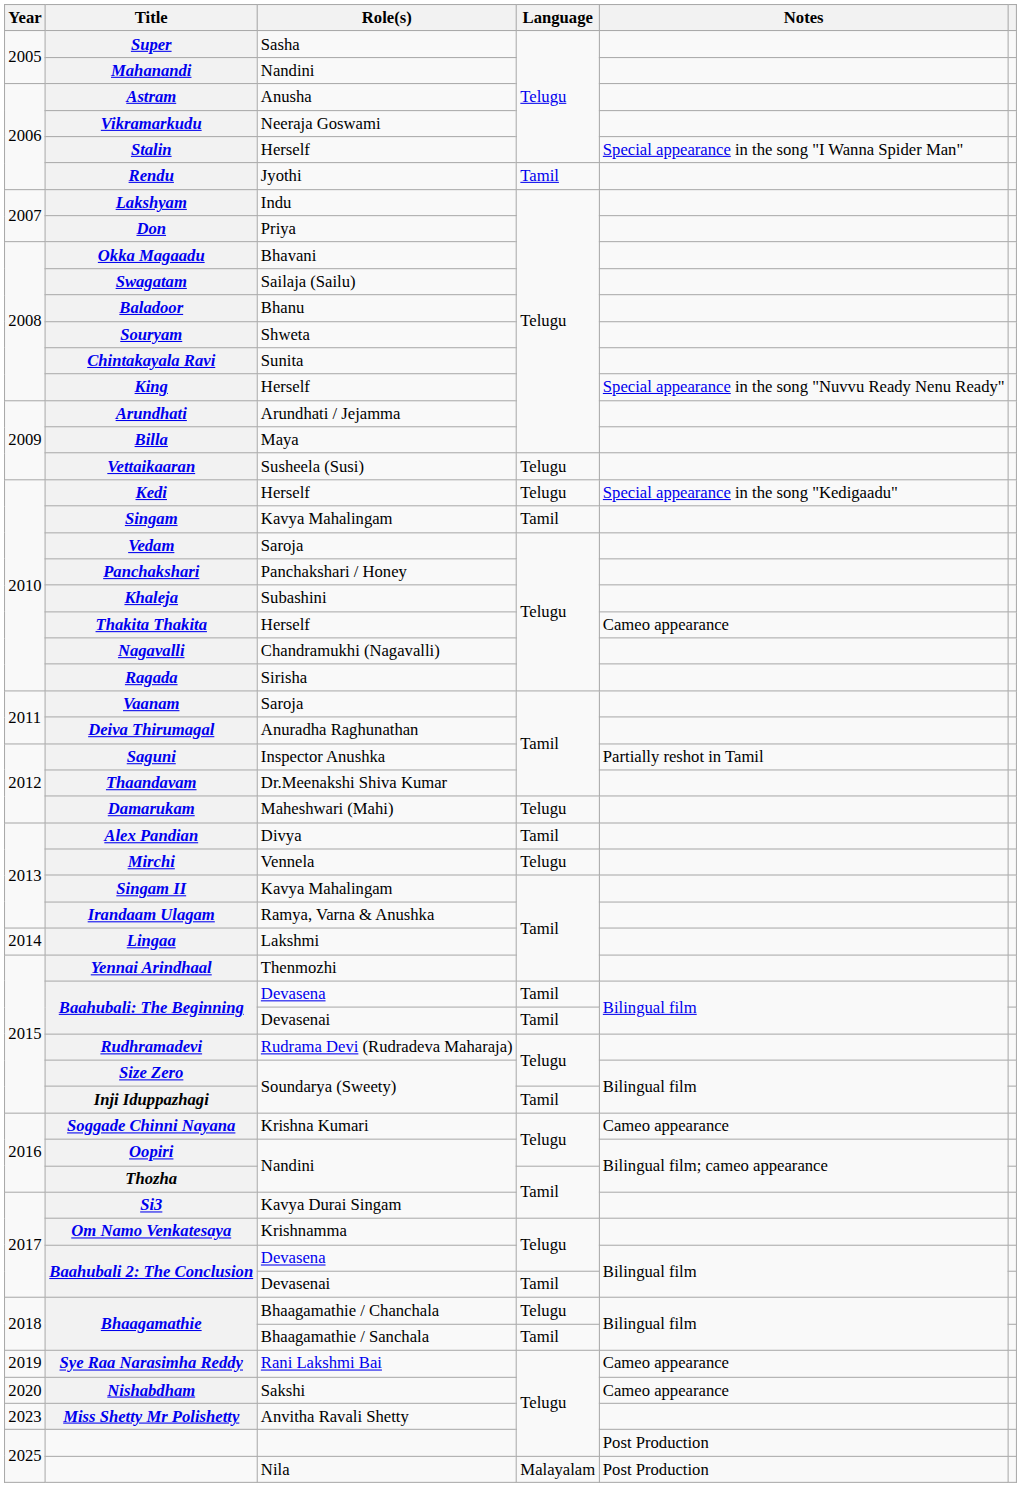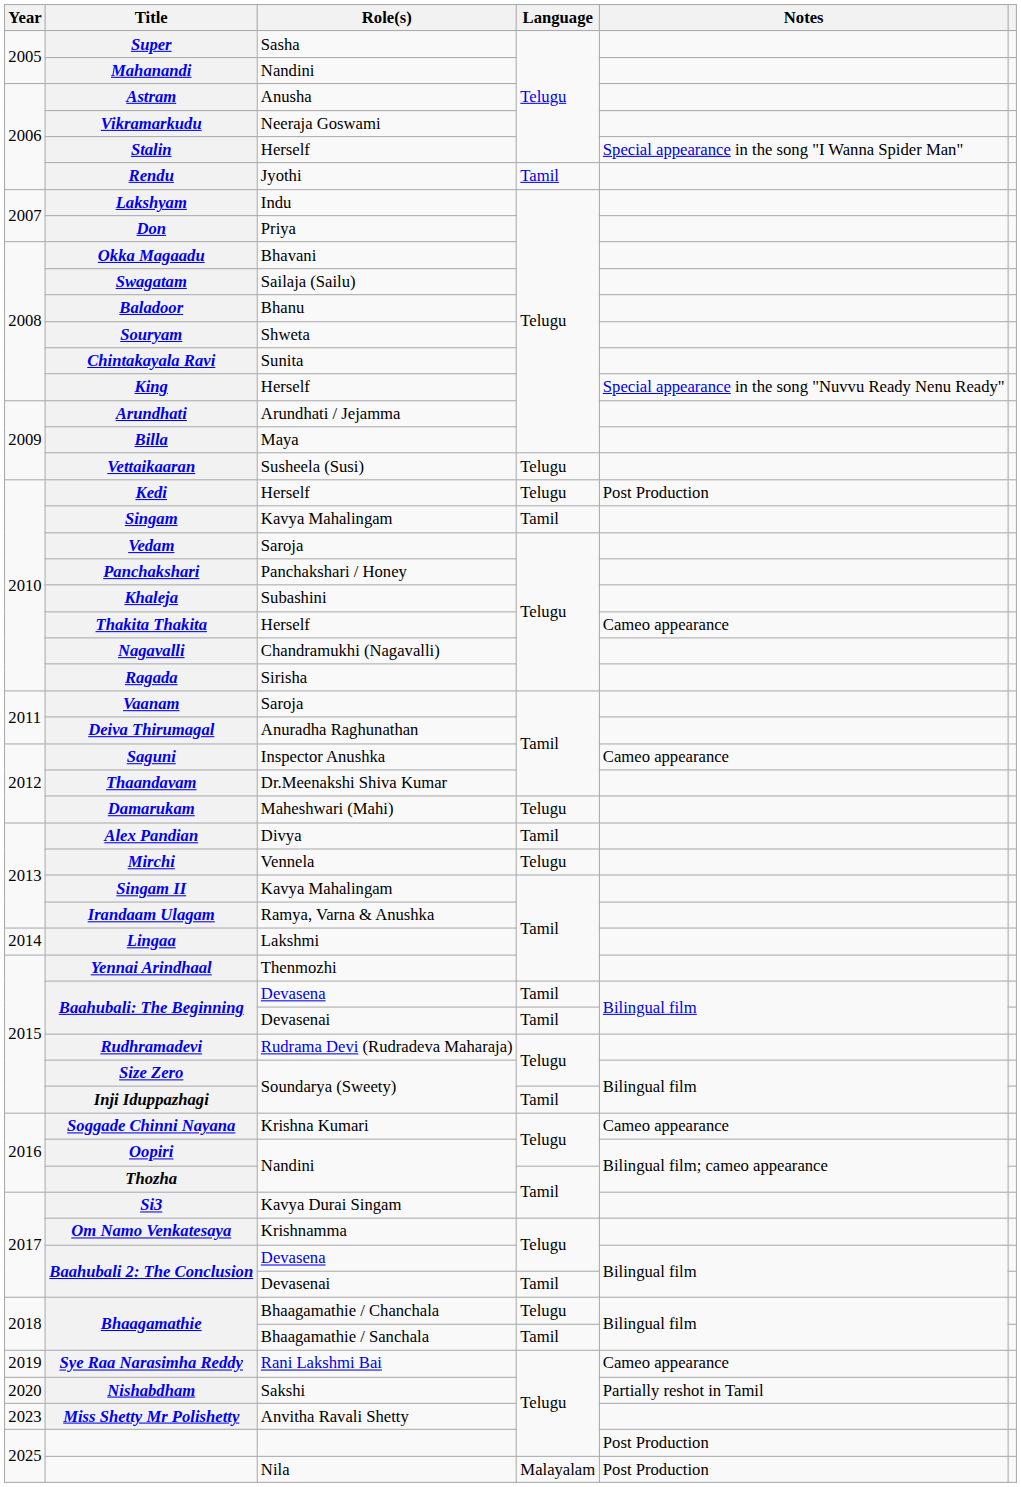(750, 492) Special appearance in the song "Kedigaadu" -> (656, 492) Post Production
(683, 756) Partially reshot in Tamil -> (666, 756) Cameo appearance
(666, 1389) Cameo appearance -> (683, 1389) Partially reshot in Tamil
